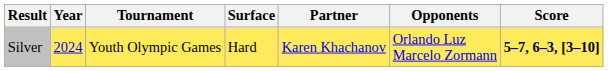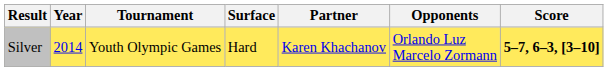(68, 46) 2024 -> (68, 46) 2014
